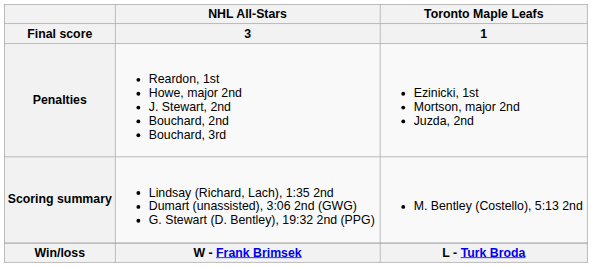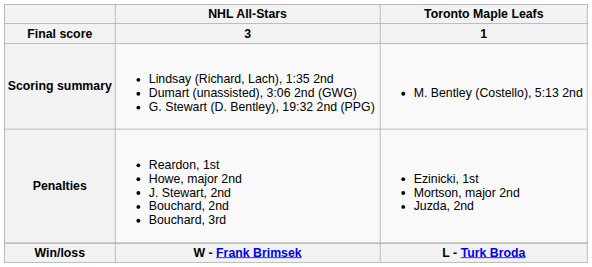rows swapped: (60, 199) <-> (60, 100)
